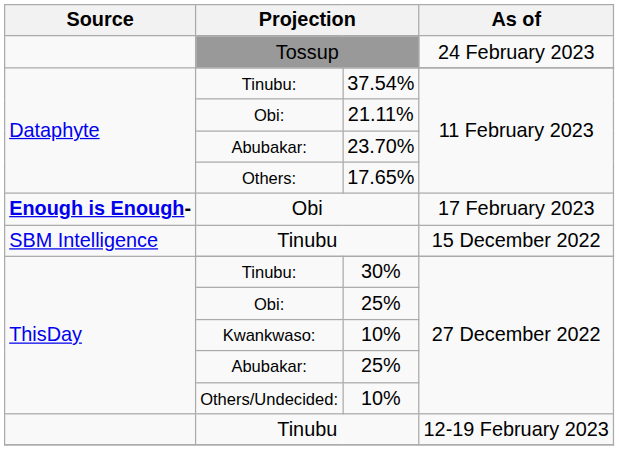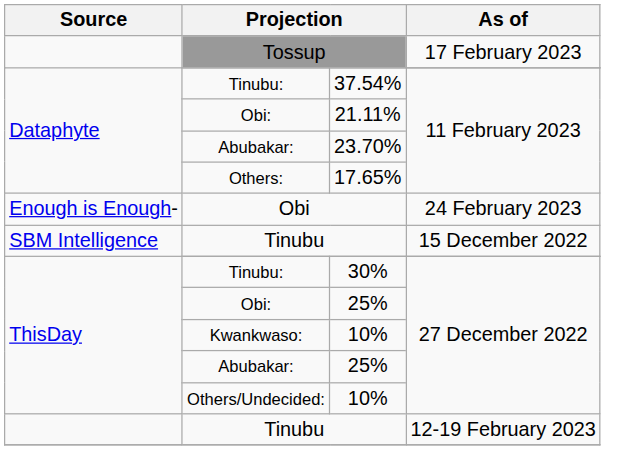(516, 51) 24 February 2023 -> (503, 51) 17 February 2023
(100, 209) bold -> (94, 209) normal
(516, 209) 17 February 2023 -> (503, 209) 24 February 2023
